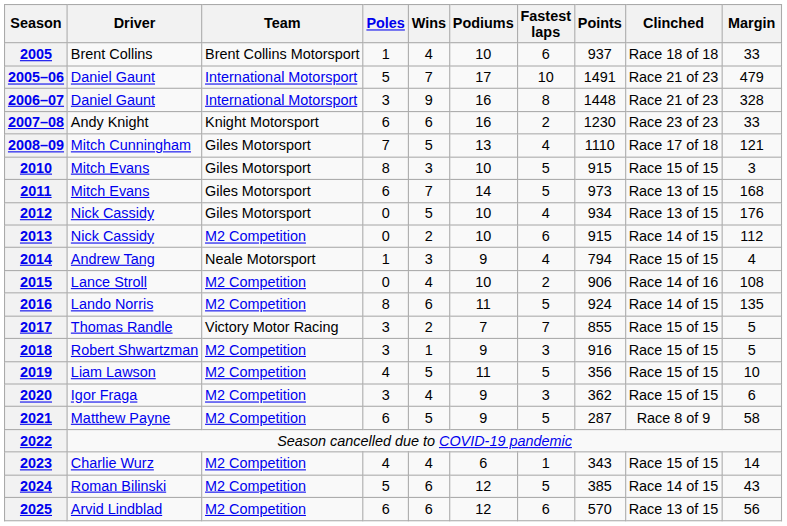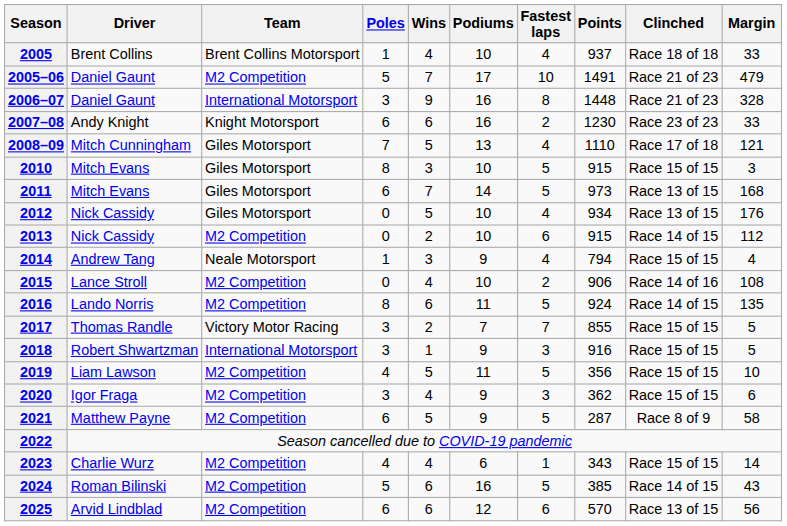(546, 54) 6 -> (546, 54) 4
(281, 77) International Motorsport -> (255, 77) M2 Competition
(255, 350) M2 Competition -> (281, 350) International Motorsport
(483, 486) 12 -> (483, 486) 16
